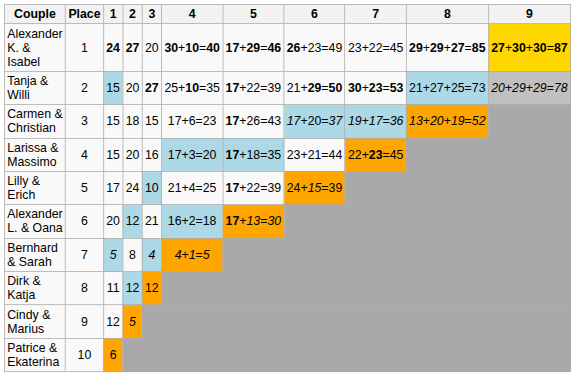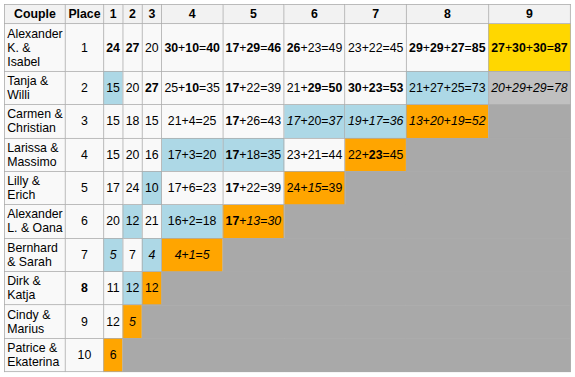(192, 121) 17+6=23 -> (192, 121) 21+4=25
(192, 188) 21+4=25 -> (192, 188) 17+6=23
(132, 254) 8 -> (132, 254) 7
(84, 288) normal -> (84, 288) bold
